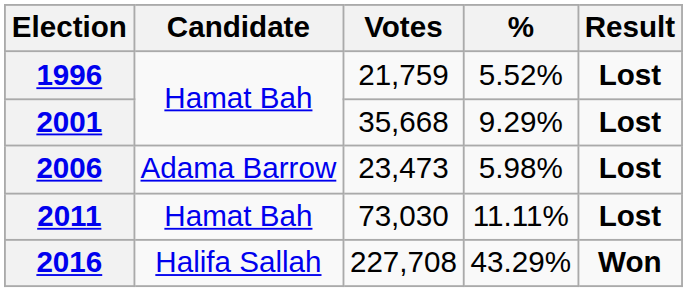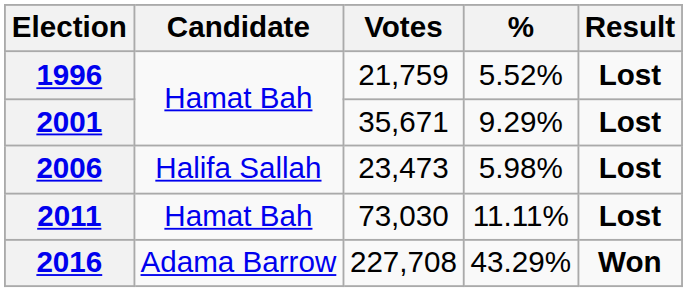(403, 121) 35,668 -> (403, 121) 35,671
(238, 168) Adama Barrow -> (238, 168) Halifa Sallah
(238, 262) Halifa Sallah -> (238, 262) Adama Barrow
